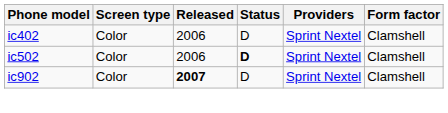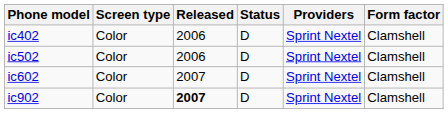(245, 56) bold -> (245, 56) normal
+ row: (23, 77)
